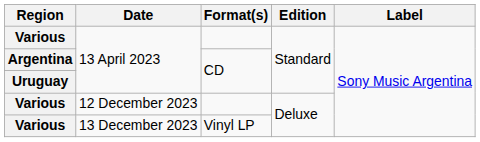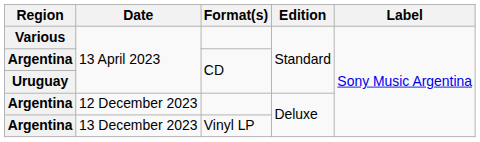(40, 103) Various -> (40, 103) Argentina
(40, 125) Various -> (40, 125) Argentina
